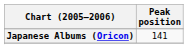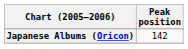(160, 36) 141 -> (160, 36) 142
